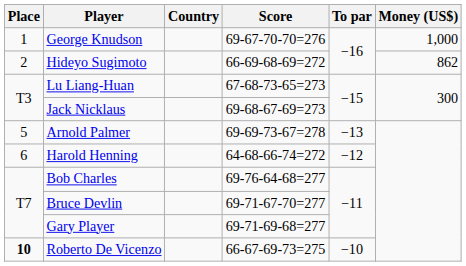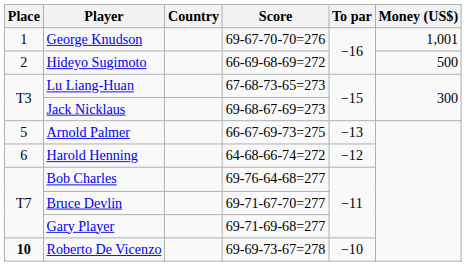(442, 39) 1,000 -> (442, 39) 1,001
(448, 62) 862 -> (448, 62) 500
(276, 132) 69-69-73-67=278 -> (276, 132) 66-67-69-73=275
(276, 249) 66-67-69-73=275 -> (276, 249) 69-69-73-67=278
